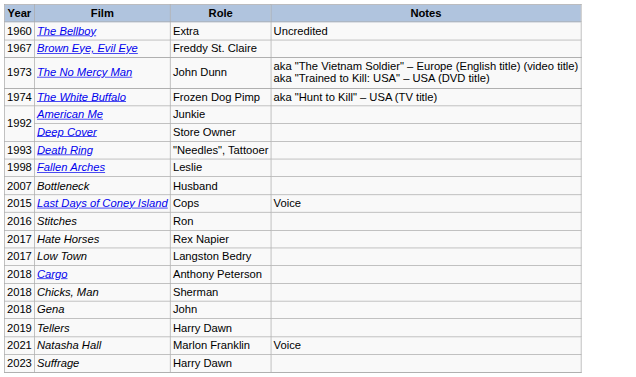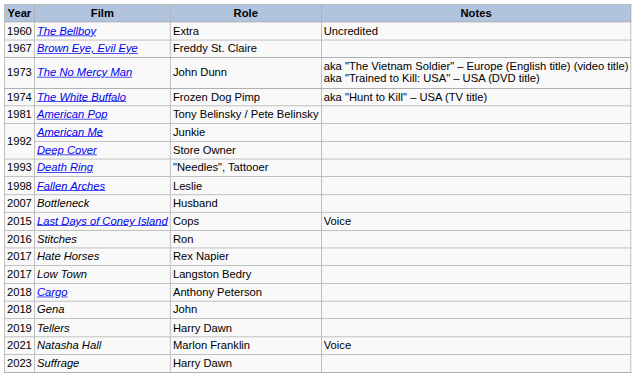+ row: (72, 114)
- row: (68, 292)
